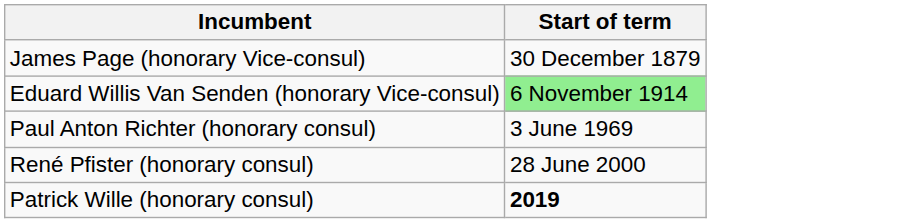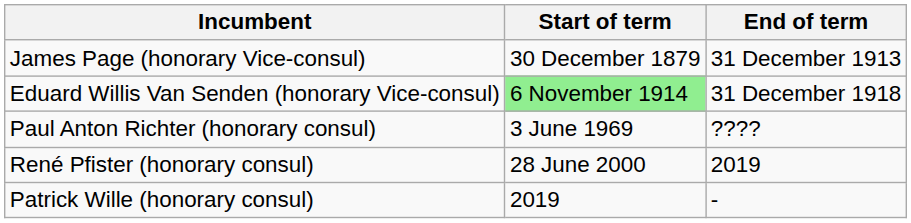+ column: (806, 22)
(535, 199) bold -> (535, 199) normal
